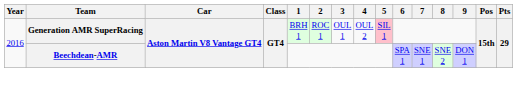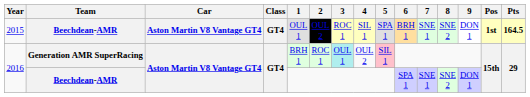+ row: (15, 30)
(342, 30) no background -> (342, 55) paleturquoise background
